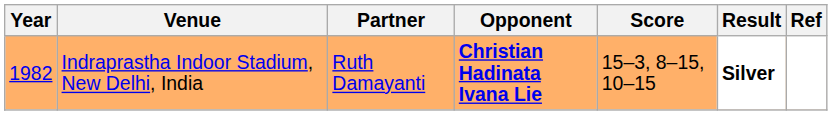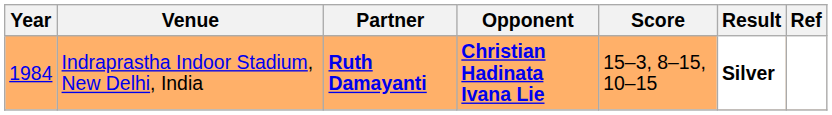(31, 73) 1982 -> (31, 73) 1984
(379, 73) normal -> (378, 73) bold
